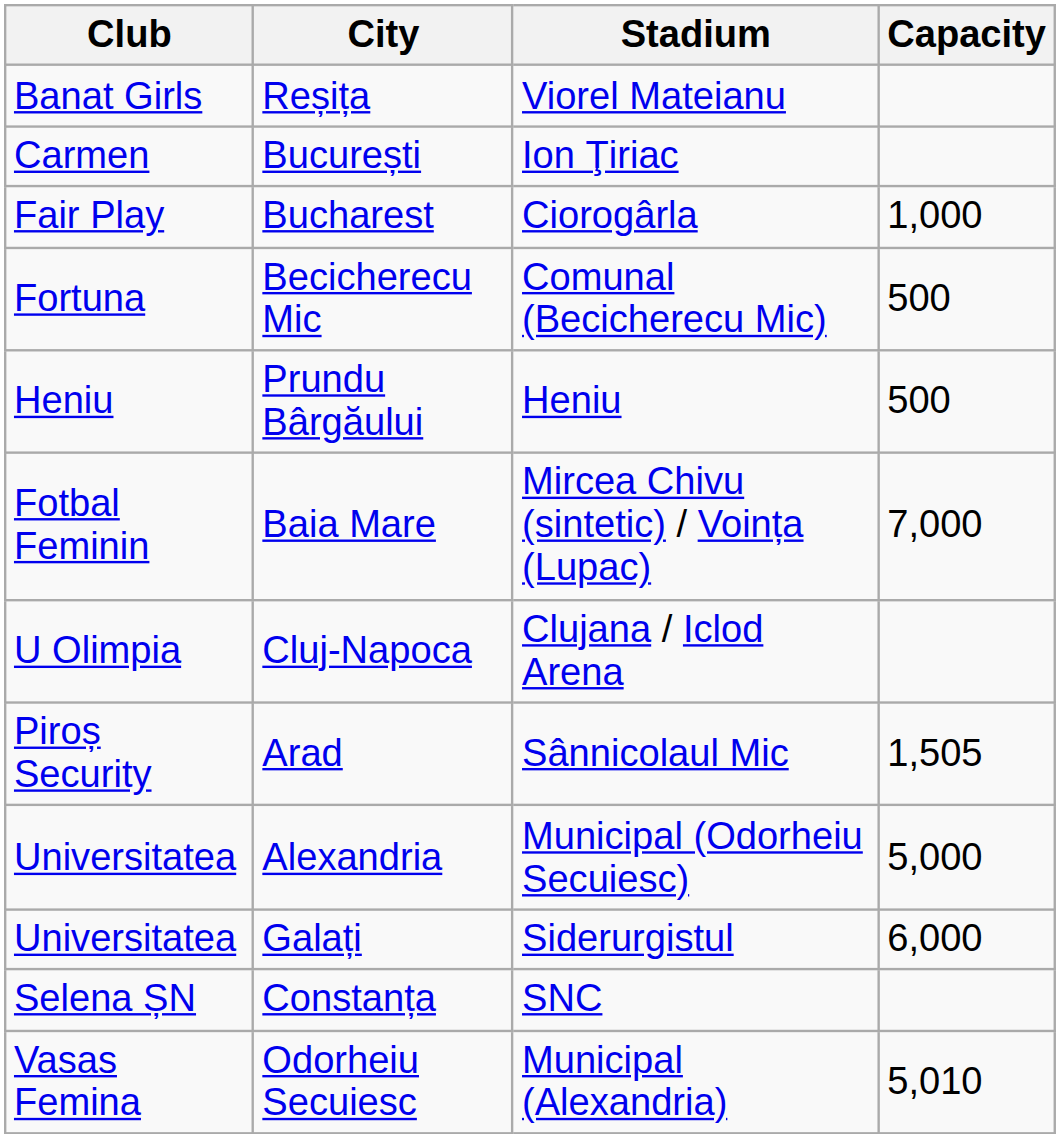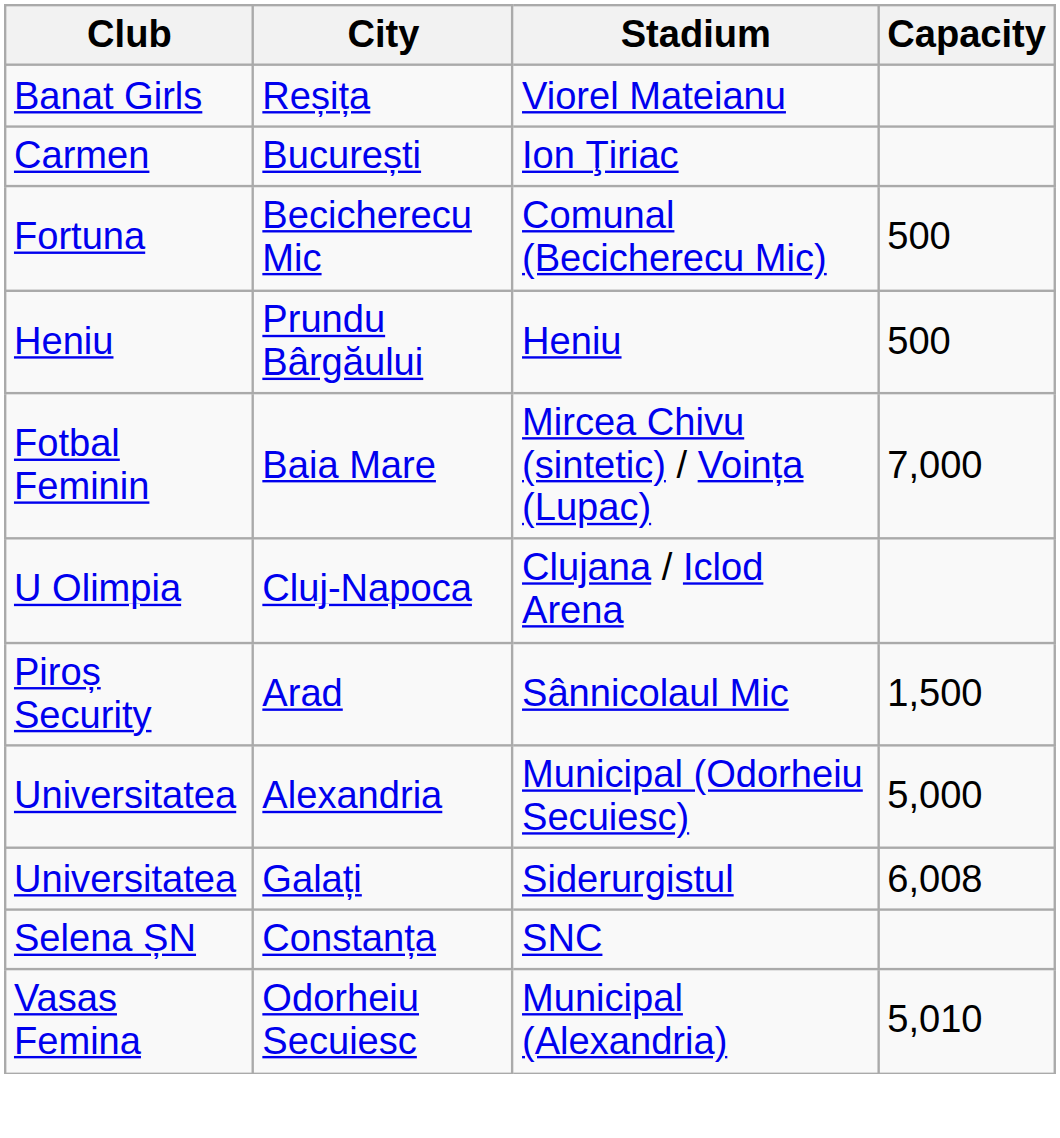- row: (348, 215)
(935, 753) 1,505 -> (935, 693) 1,500
(935, 938) 6,000 -> (935, 878) 6,008
